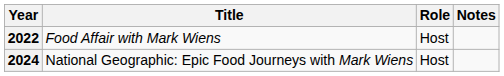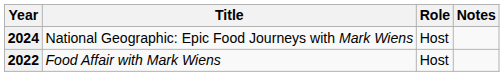rows swapped: (23, 37) <-> (23, 60)
